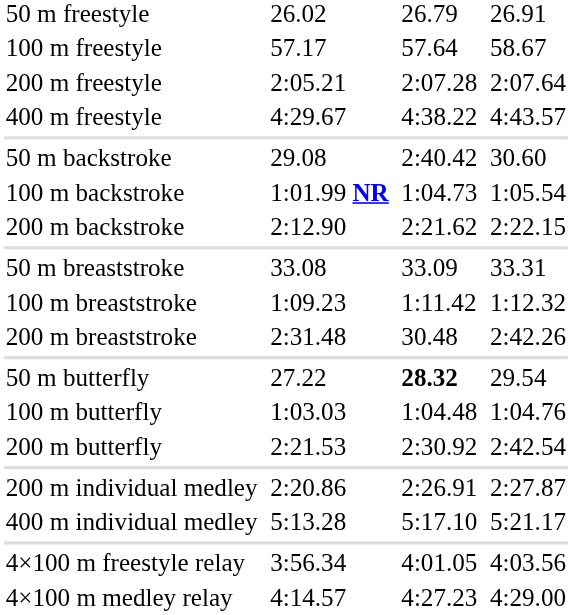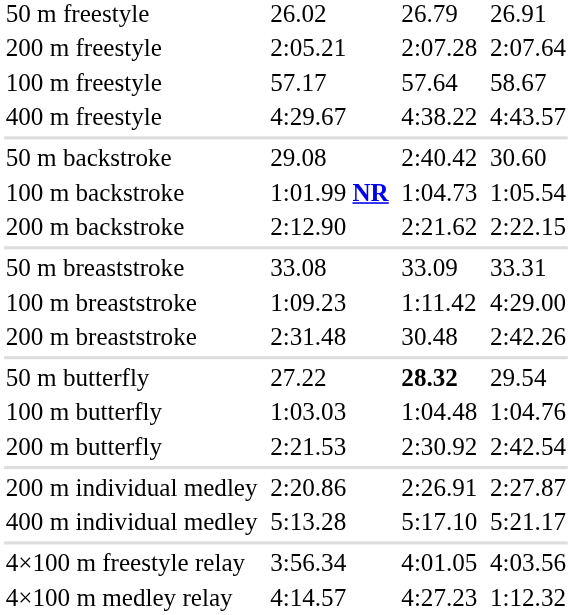rows swapped: (84, 48) <-> (84, 82)
(528, 302) 1:12.32 -> (528, 302) 4:29.00
(528, 597) 4:29.00 -> (528, 597) 1:12.32
